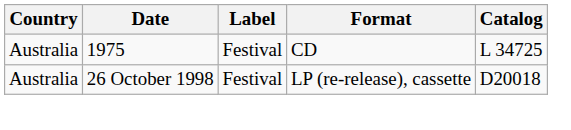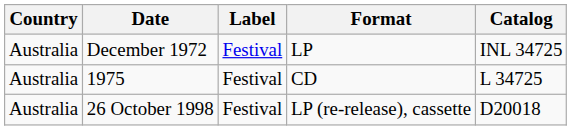+ row: (147, 49)
